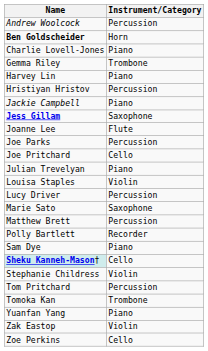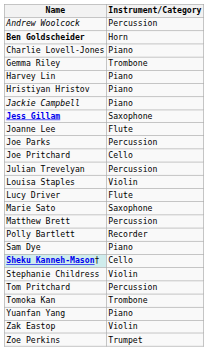(133, 90) Percussion -> (121, 90) Piano
(121, 169) Piano -> (133, 169) Percussion
(133, 195) Percussion -> (121, 195) Flute
(121, 340) Cello -> (125, 340) Trumpet
